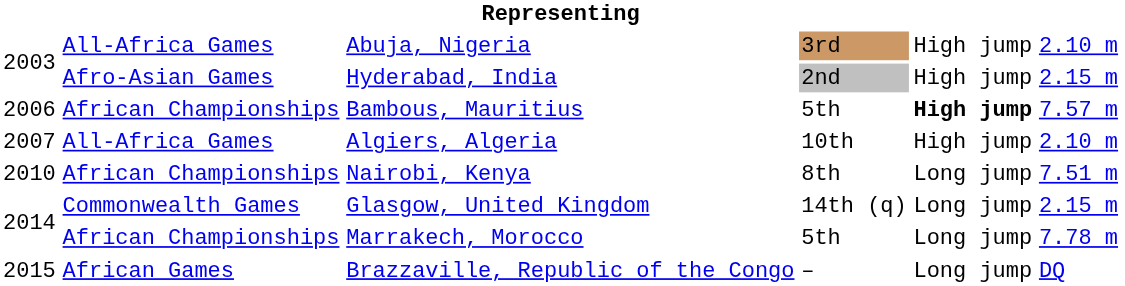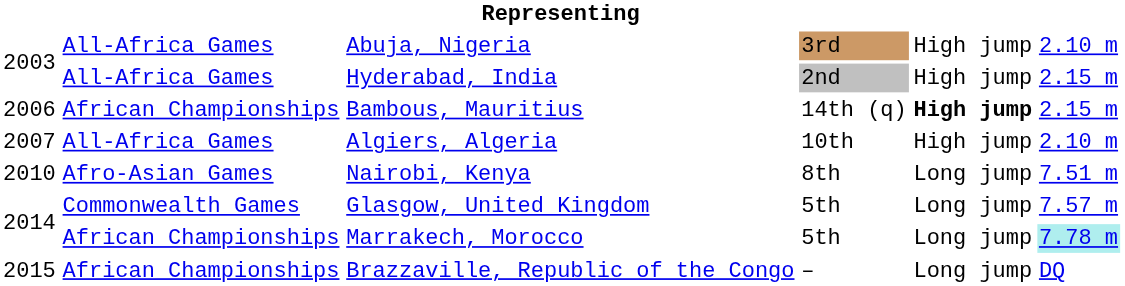(168, 78) Afro-Asian Games -> (168, 78) All-Africa Games
(821, 110) 5th -> (854, 110) 14th (q)
(1078, 110) 7.57 m -> (1078, 110) 2.15 m
(201, 174) African Championships -> (168, 174) Afro-Asian Games
(854, 206) 14th (q) -> (821, 206) 5th
(1078, 206) 2.15 m -> (1078, 206) 7.57 m
(1078, 239) no background -> (1078, 239) paleturquoise background
(148, 271) African Games -> (201, 271) African Championships
